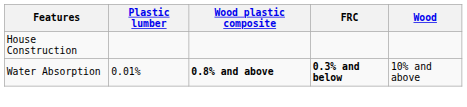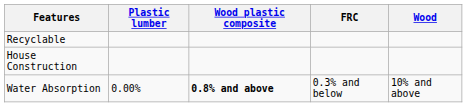+ row: (36, 39)
(126, 72) 0.01% -> (126, 88) 0.00%
(336, 72) bold -> (336, 88) normal
